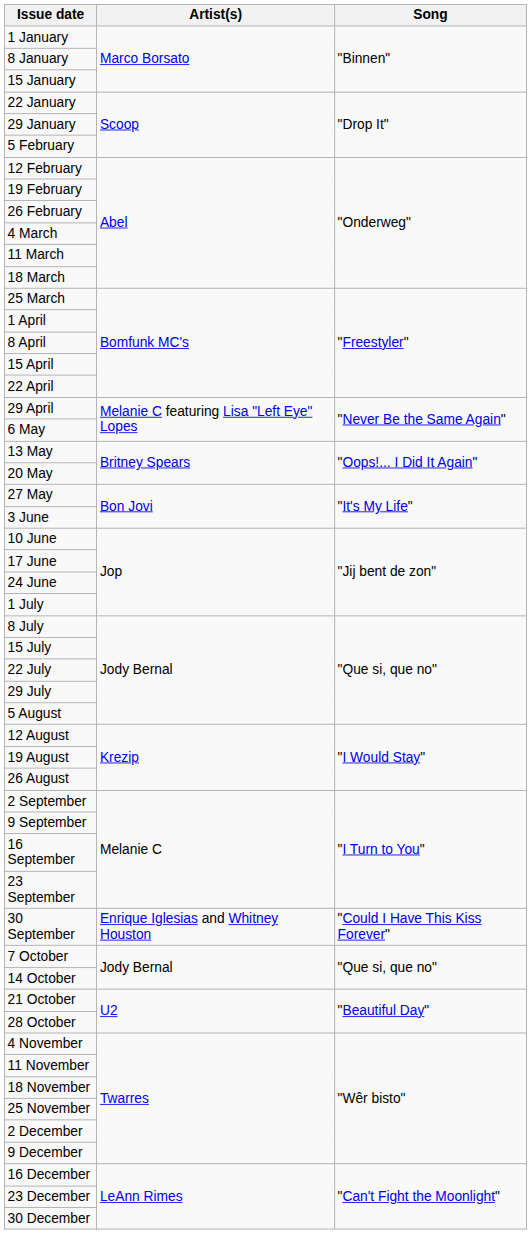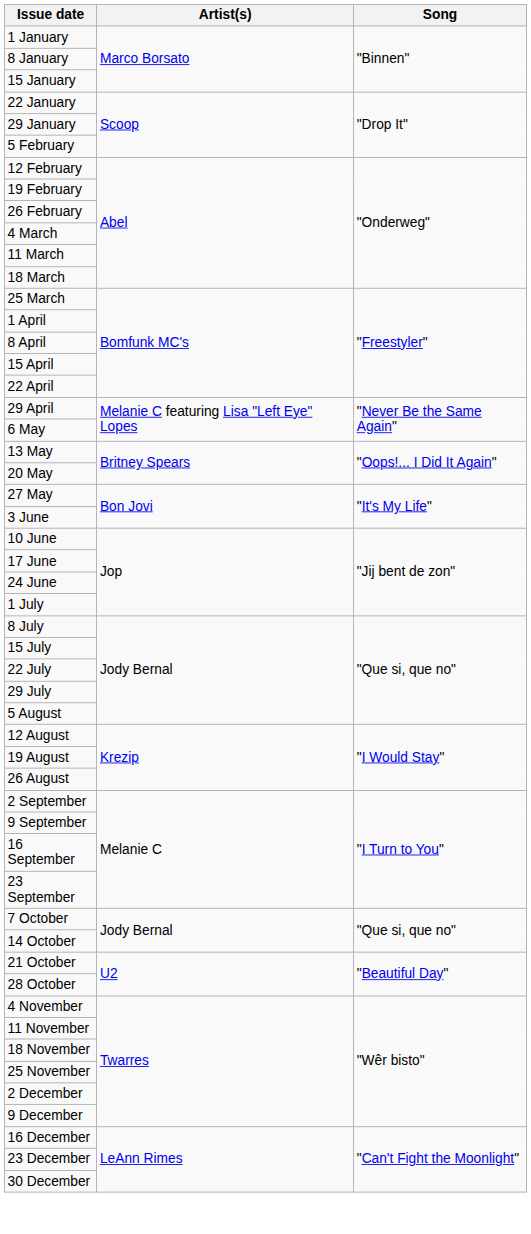- row: (41, 927)
